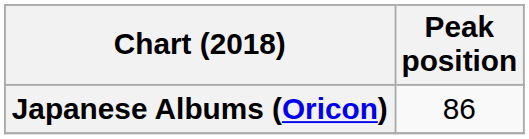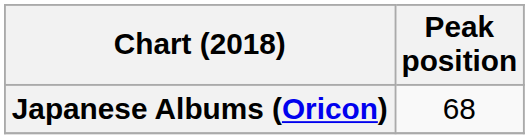(459, 108) 86 -> (459, 108) 68
